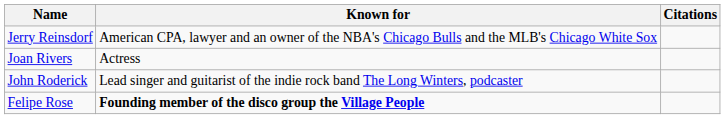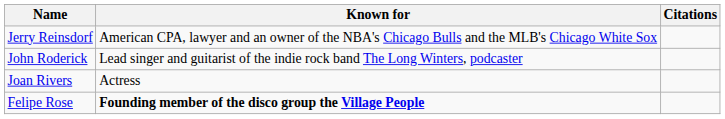rows swapped: (40, 59) <-> (48, 80)
